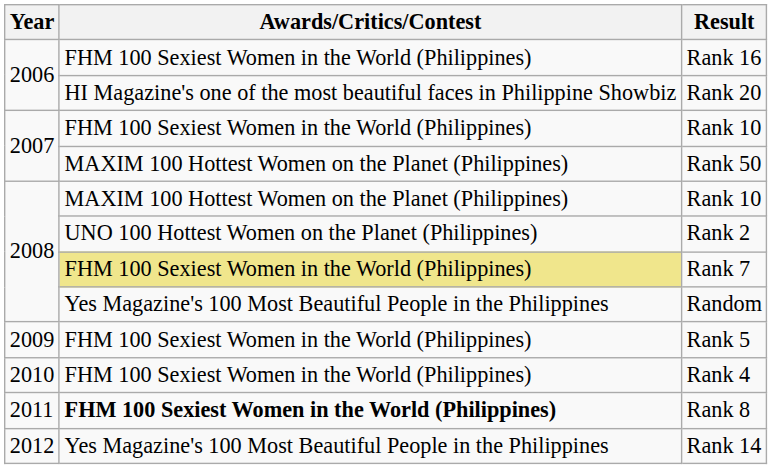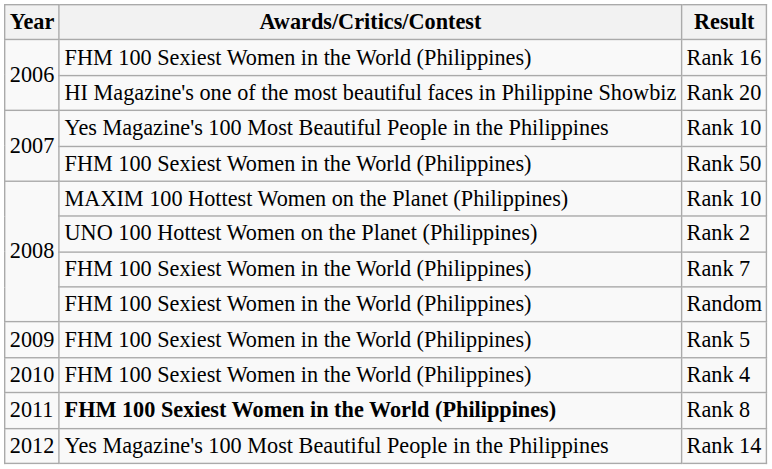(298, 127) FHM 100 Sexiest Women in the World (Philippines) -> (337, 127) Yes Magazine's 100 Most Beautiful People in the Philippines
(316, 163) MAXIM 100 Hottest Women on the Planet (Philippines) -> (298, 163) FHM 100 Sexiest Women in the World (Philippines)
(298, 269) khaki background -> (298, 269) no background
(337, 304) Yes Magazine's 100 Most Beautiful People in the Philippines -> (298, 304) FHM 100 Sexiest Women in the World (Philippines)
